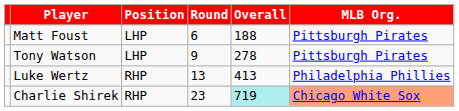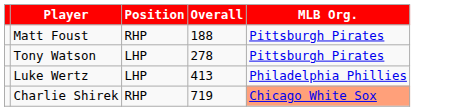- column: (209, 15)
(136, 35) LHP -> (136, 35) RHP
(136, 76) RHP -> (136, 76) LHP
(245, 96) paleturquoise background -> (202, 96) no background
